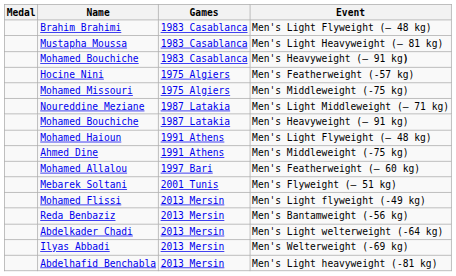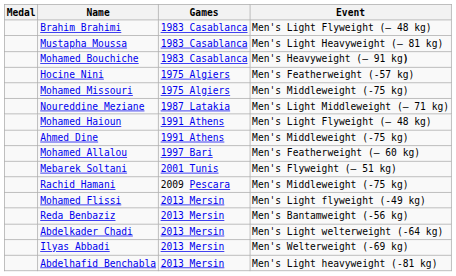- row: (89, 122)
+ row: (78, 185)
